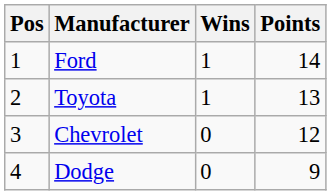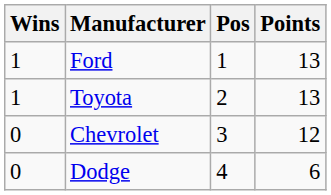columns swapped: (27, 23) <-> (225, 23)
(309, 60) 14 -> (309, 60) 13
(315, 171) 9 -> (315, 171) 6
